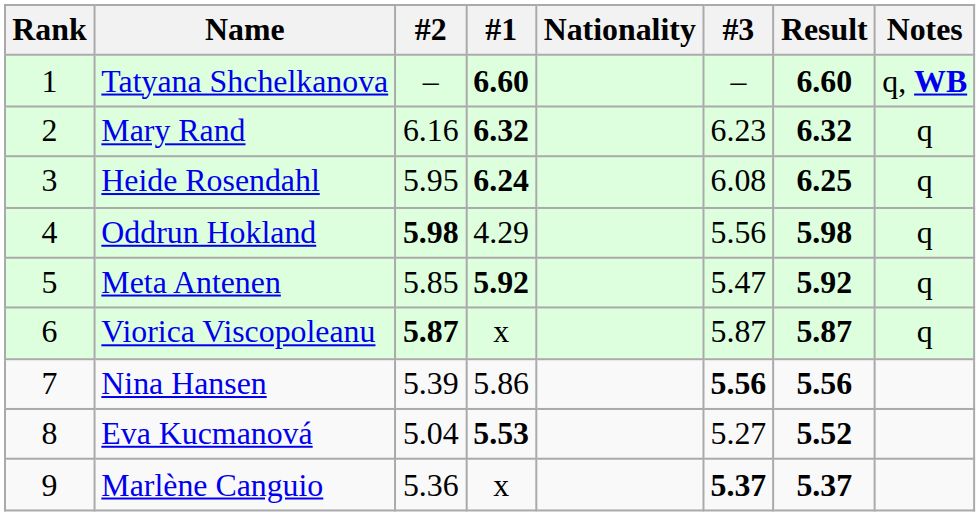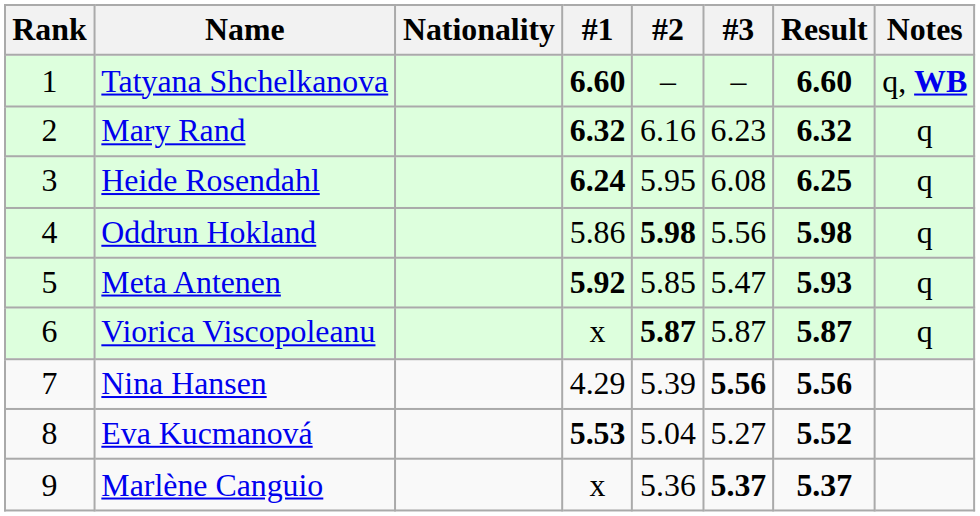columns swapped: (620, 29) <-> (431, 29)
(501, 231) 4.29 -> (598, 231) 5.86
(824, 282) 5.92 -> (824, 282) 5.93
(501, 383) 5.86 -> (598, 383) 4.29
